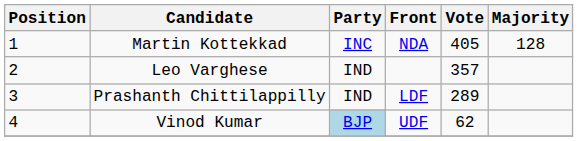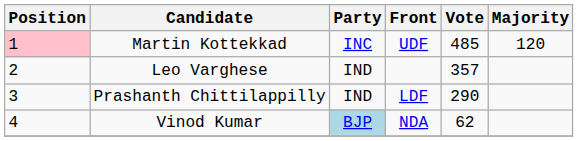(13, 44) no background -> (13, 44) pink background
(414, 44) NDA -> (414, 44) UDF
(465, 44) 405 -> (465, 44) 485
(531, 44) 128 -> (531, 44) 120
(465, 97) 289 -> (465, 97) 290
(414, 123) UDF -> (414, 123) NDA
